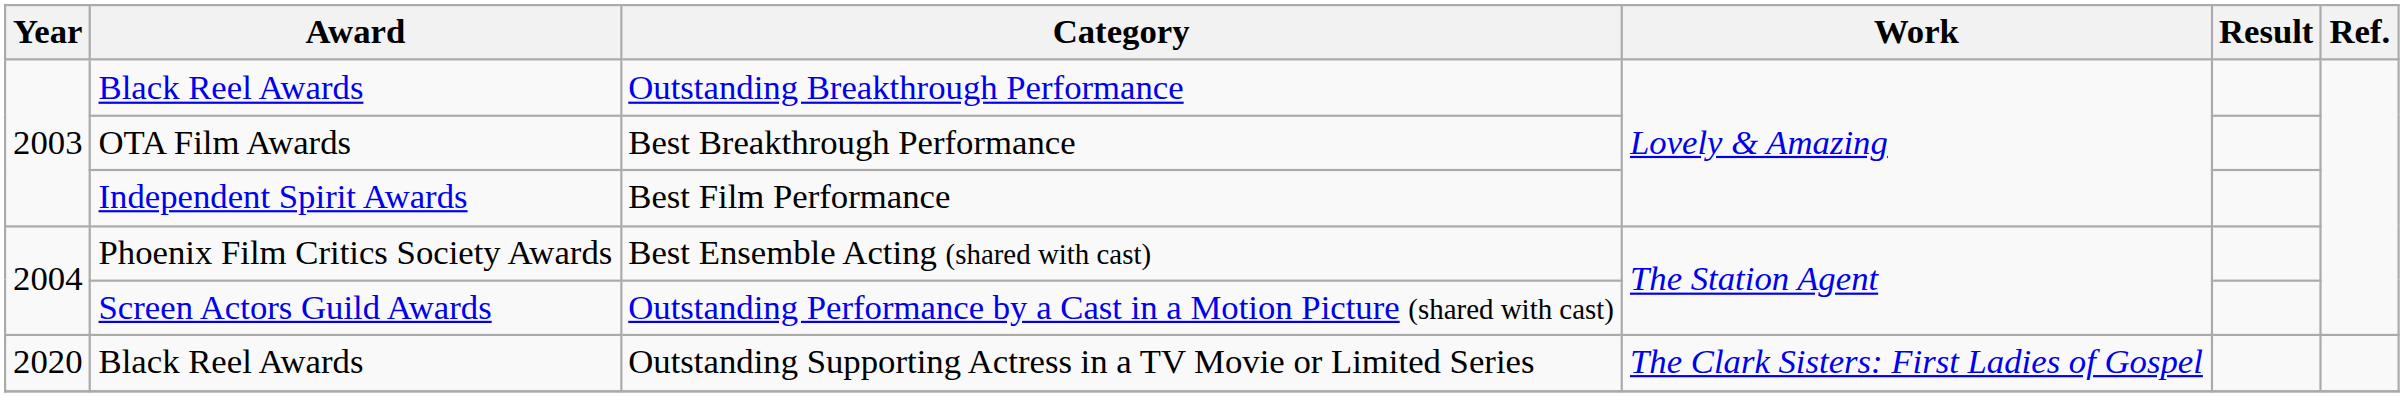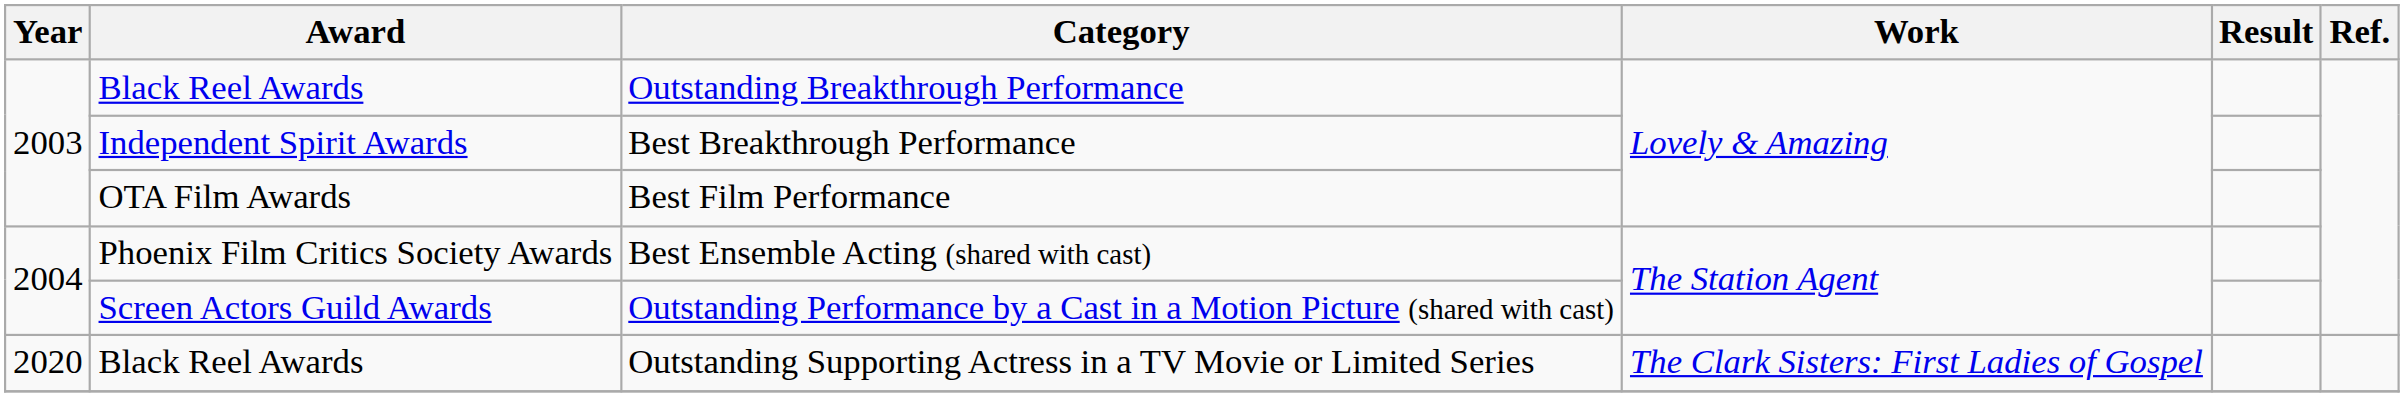(225, 142) OTA Film Awards -> (283, 142) Independent Spirit Awards
(283, 197) Independent Spirit Awards -> (225, 197) OTA Film Awards
